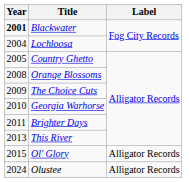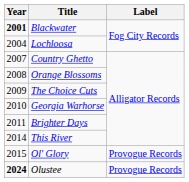(17, 59) 2005 -> (17, 59) 2007
(17, 138) 2013 -> (17, 138) 2014
(144, 153) Alligator Records -> (145, 153) Provogue Records
(17, 169) normal -> (17, 169) bold
(144, 169) Alligator Records -> (145, 169) Provogue Records
